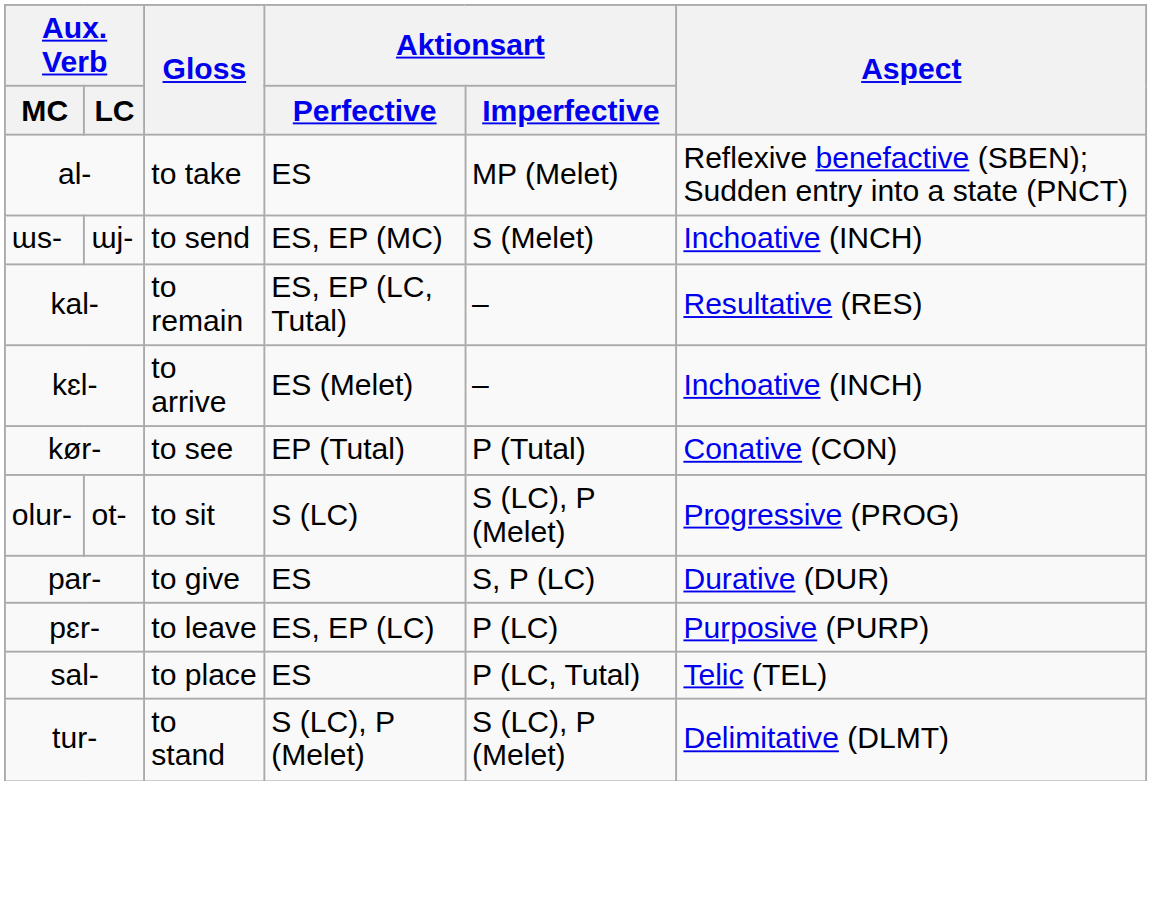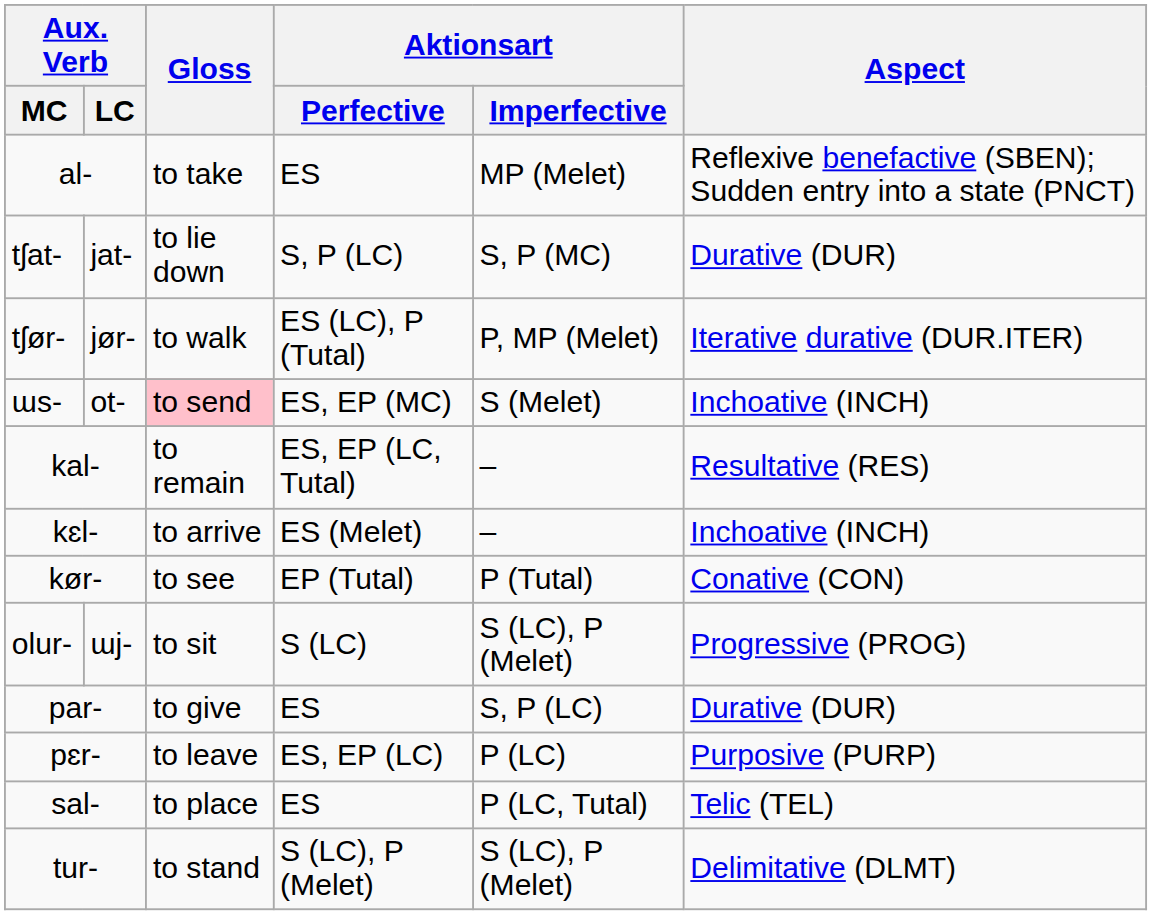+ row: (37, 256)
+ row: (39, 337)
(112, 239) ɯj- -> (108, 402) ot-
(201, 239) no background -> (202, 402) pink background
(109, 514) ot- -> (111, 643) ɯj-
